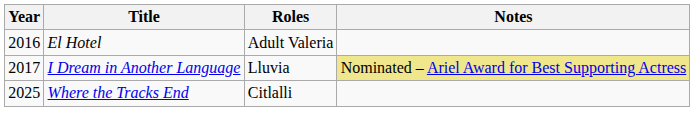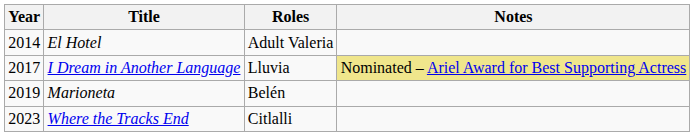(24, 42) 2016 -> (24, 42) 2014
+ row: (81, 93)
(24, 93) 2025 -> (24, 118) 2023
